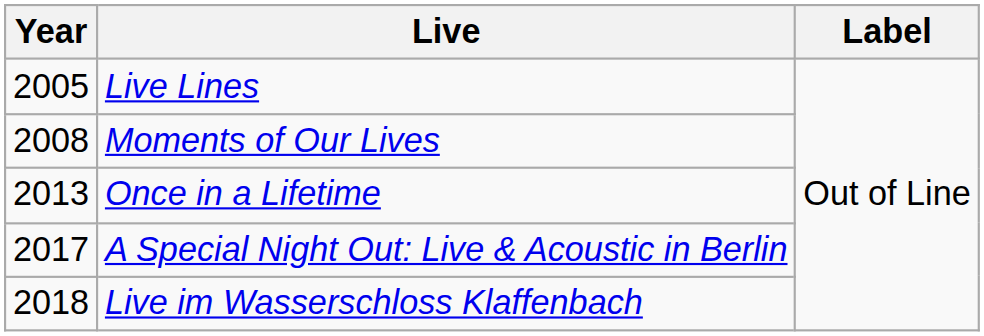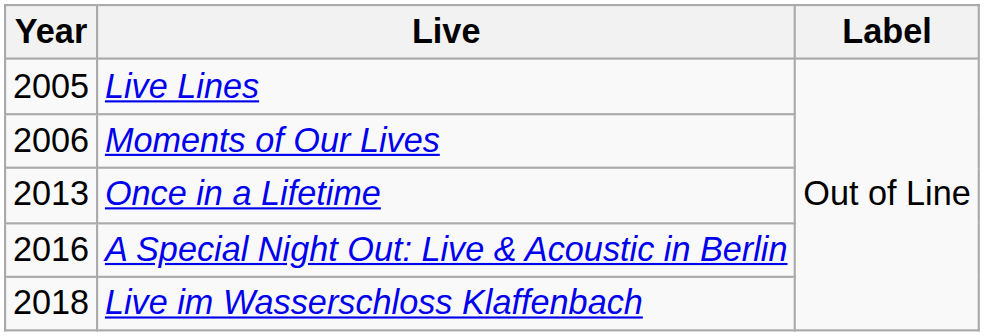(51, 140) 2008 -> (51, 140) 2006
(51, 248) 2017 -> (51, 248) 2016
